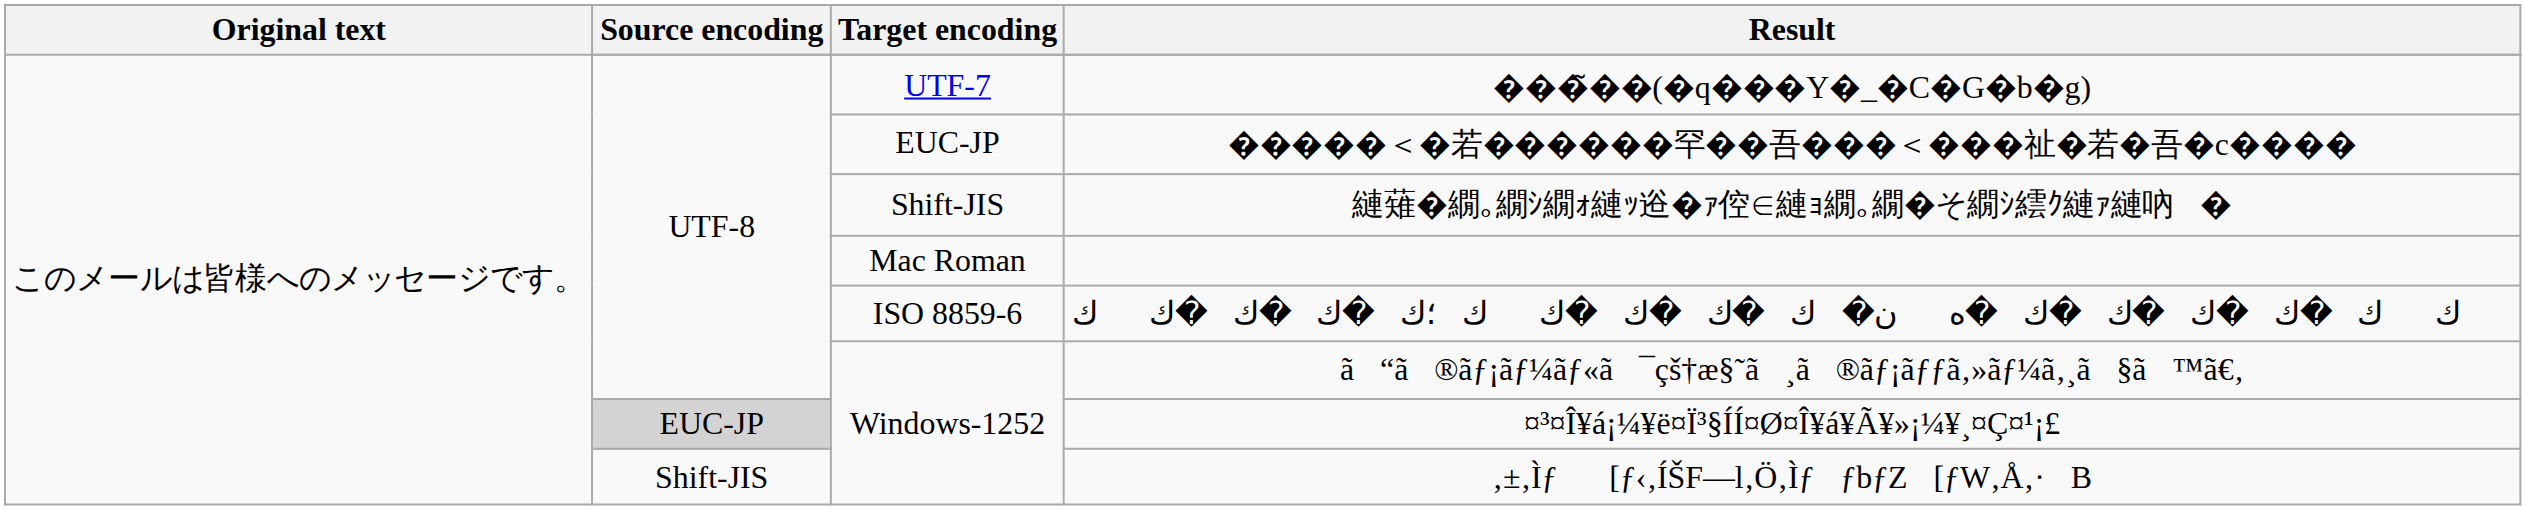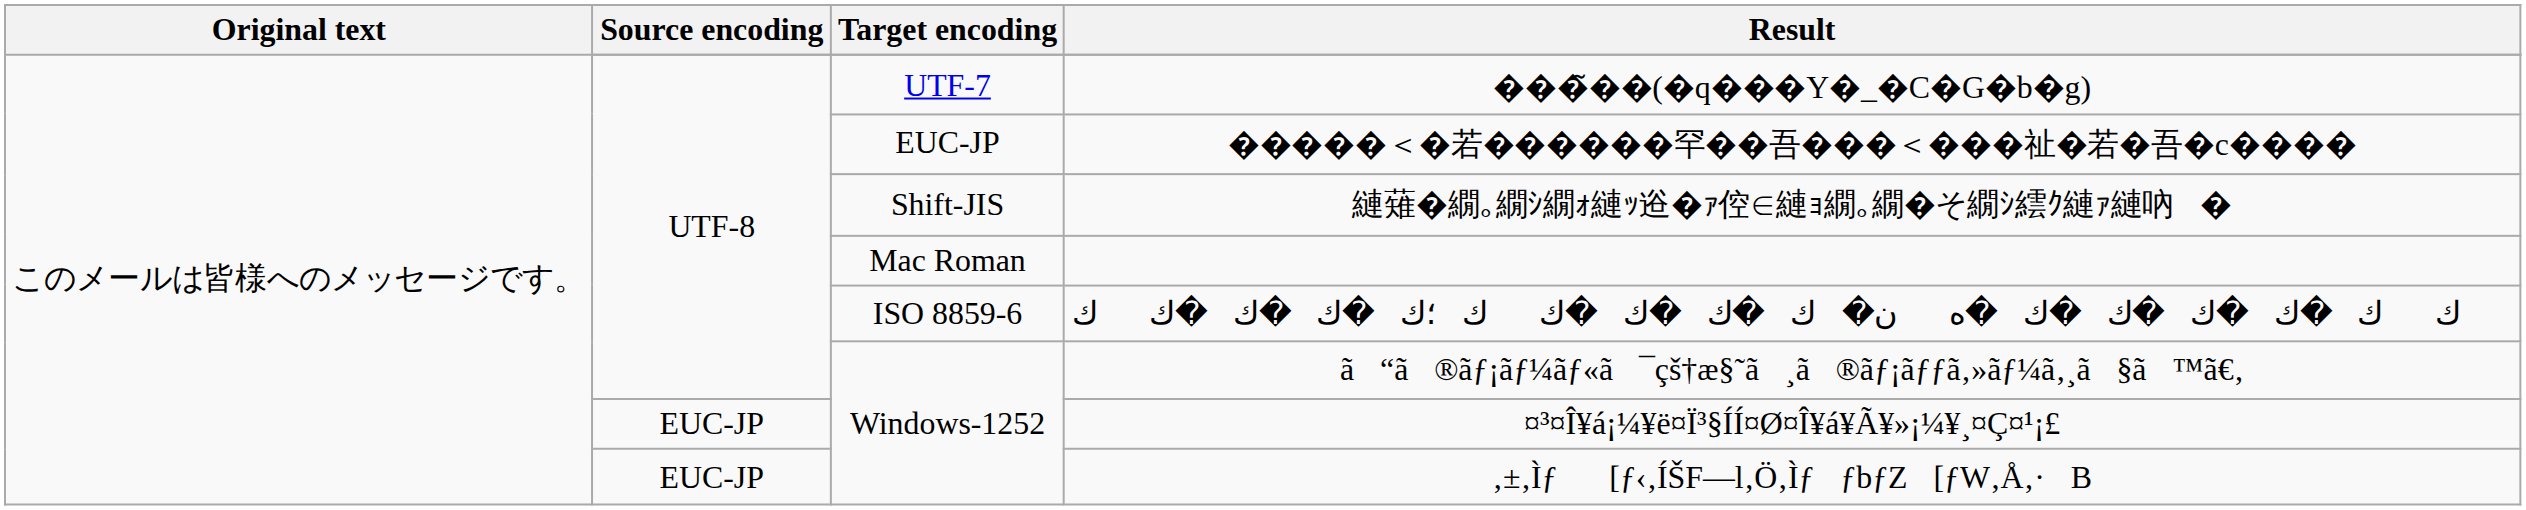(712, 423) lightgrey background -> (712, 423) no background
(712, 476) Shift-JIS -> (712, 476) EUC-JP
